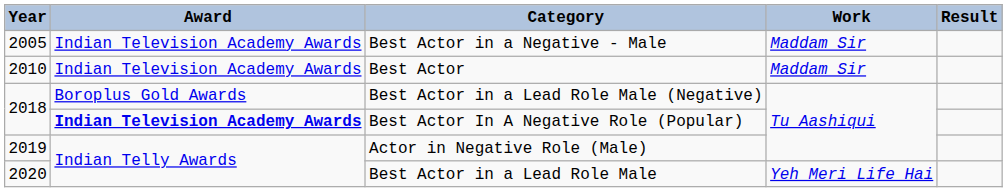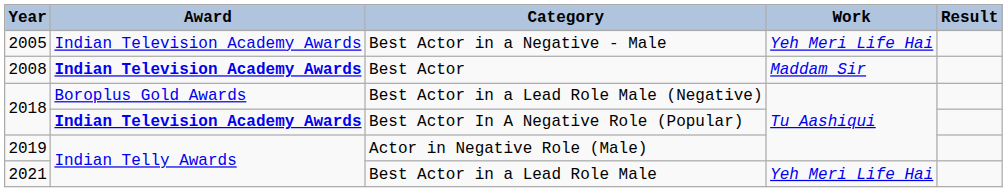(818, 44) Maddam Sir -> (852, 44) Yeh Meri Life Hai
(28, 70) 2010 -> (28, 70) 2008
(208, 70) normal -> (208, 70) bold
(28, 174) 2020 -> (28, 174) 2021
